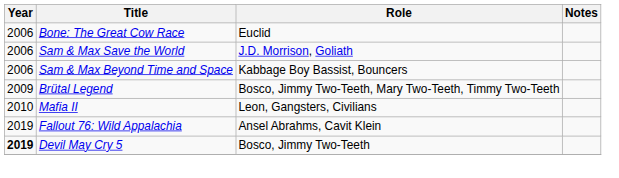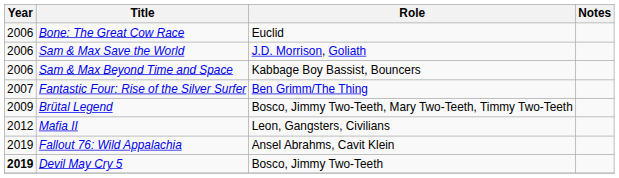+ row: (143, 88)
(20, 107) 2010 -> (20, 126) 2012
